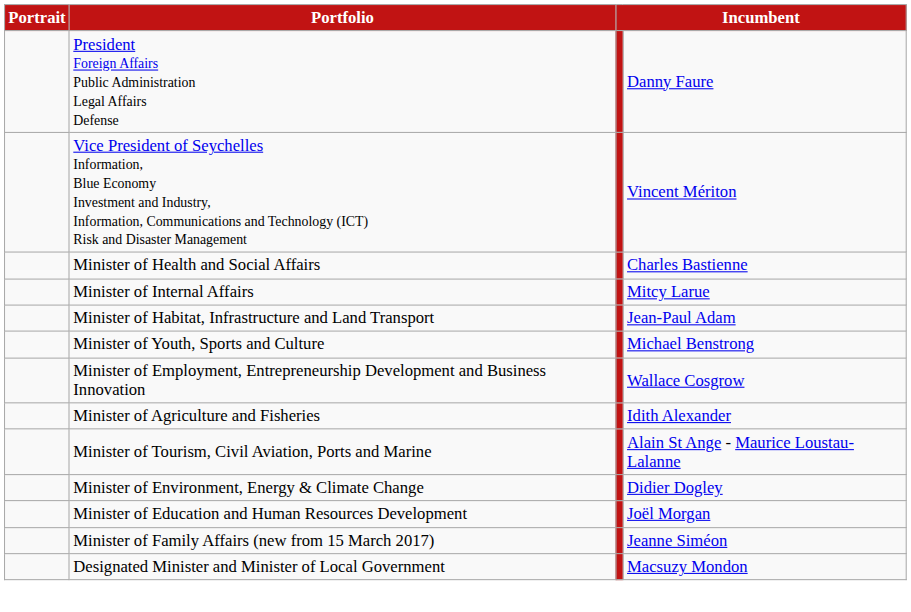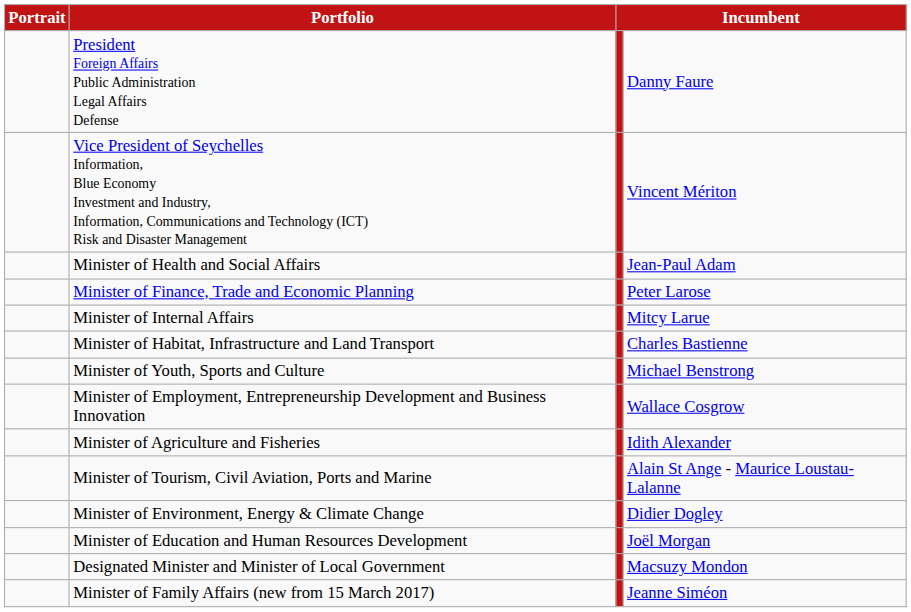(687, 265) Charles Bastienne -> (681, 265) Jean-Paul Adam
+ row: (244, 291)
(681, 318) Jean-Paul Adam -> (687, 344) Charles Bastienne
rows swapped: (254, 540) <-> (259, 566)
